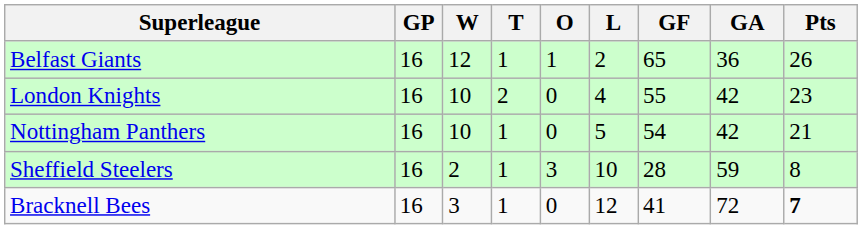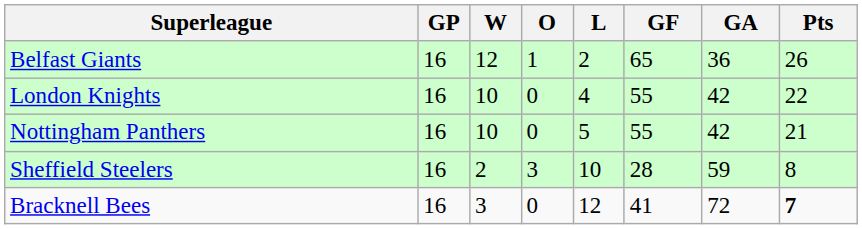- column: (516, 22)
(801, 95) 23 -> (796, 95) 22
(655, 132) 54 -> (641, 132) 55
